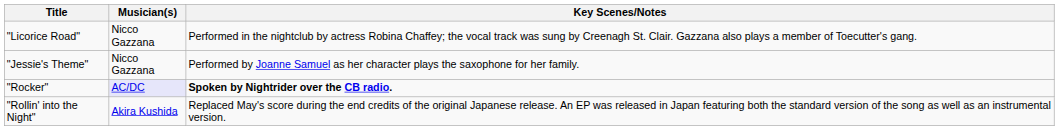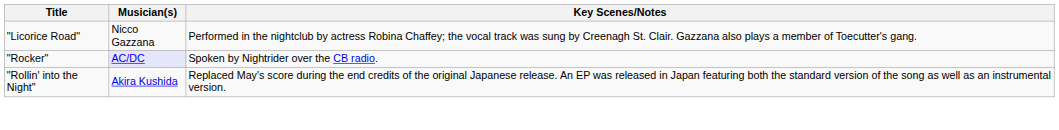- row: (48, 65)
(290, 88) bold -> (283, 59) normal
